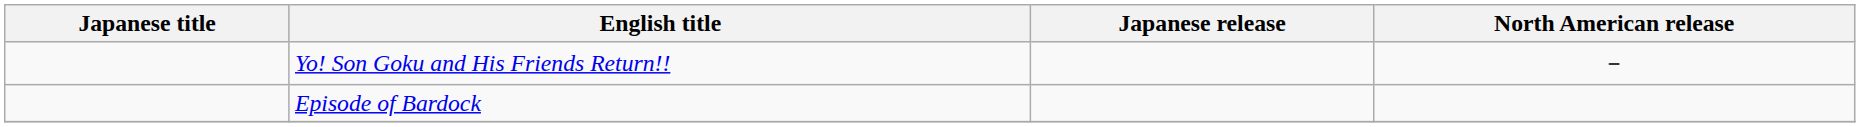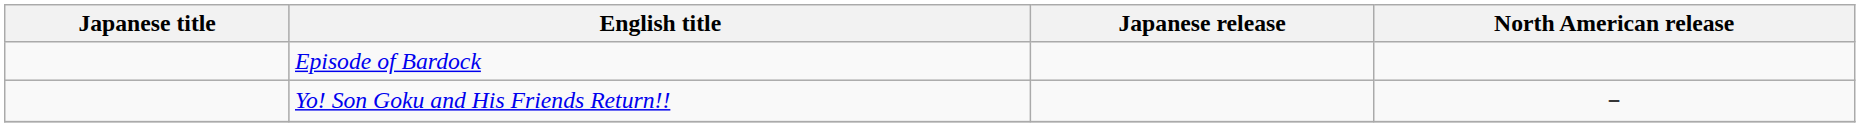rows swapped: (483, 63) <-> (388, 102)
